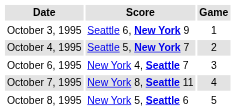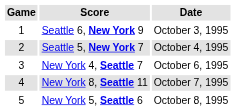columns swapped: (214, 12) <-> (44, 12)
